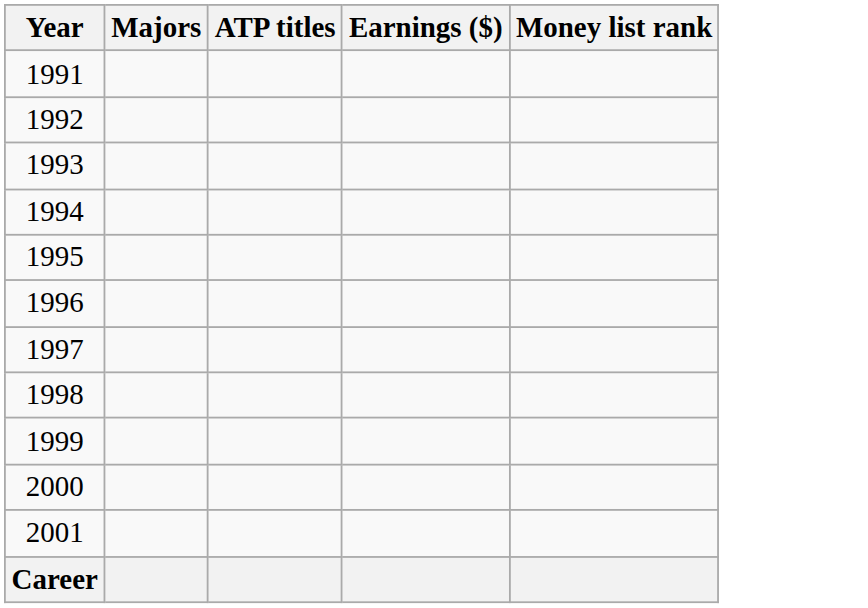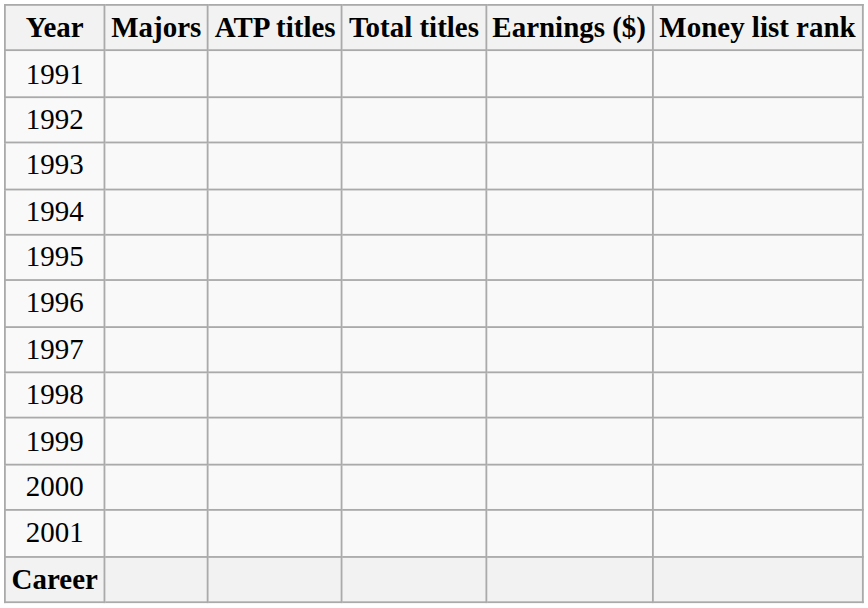+ column: (414, 27)
